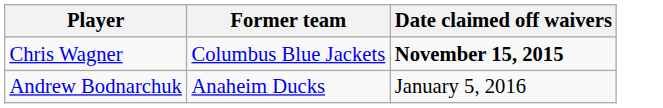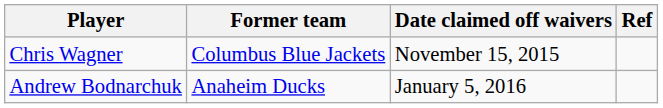+ column: (637, 20)
(479, 53) bold -> (477, 53) normal
